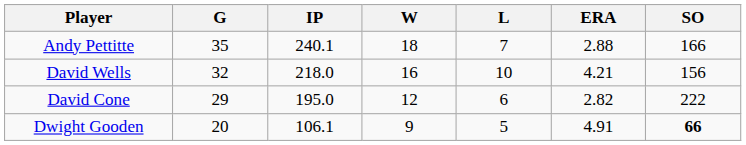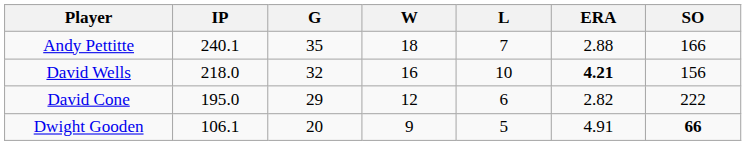columns swapped: (220, 18) <-> (315, 18)
(598, 72) normal -> (598, 72) bold
